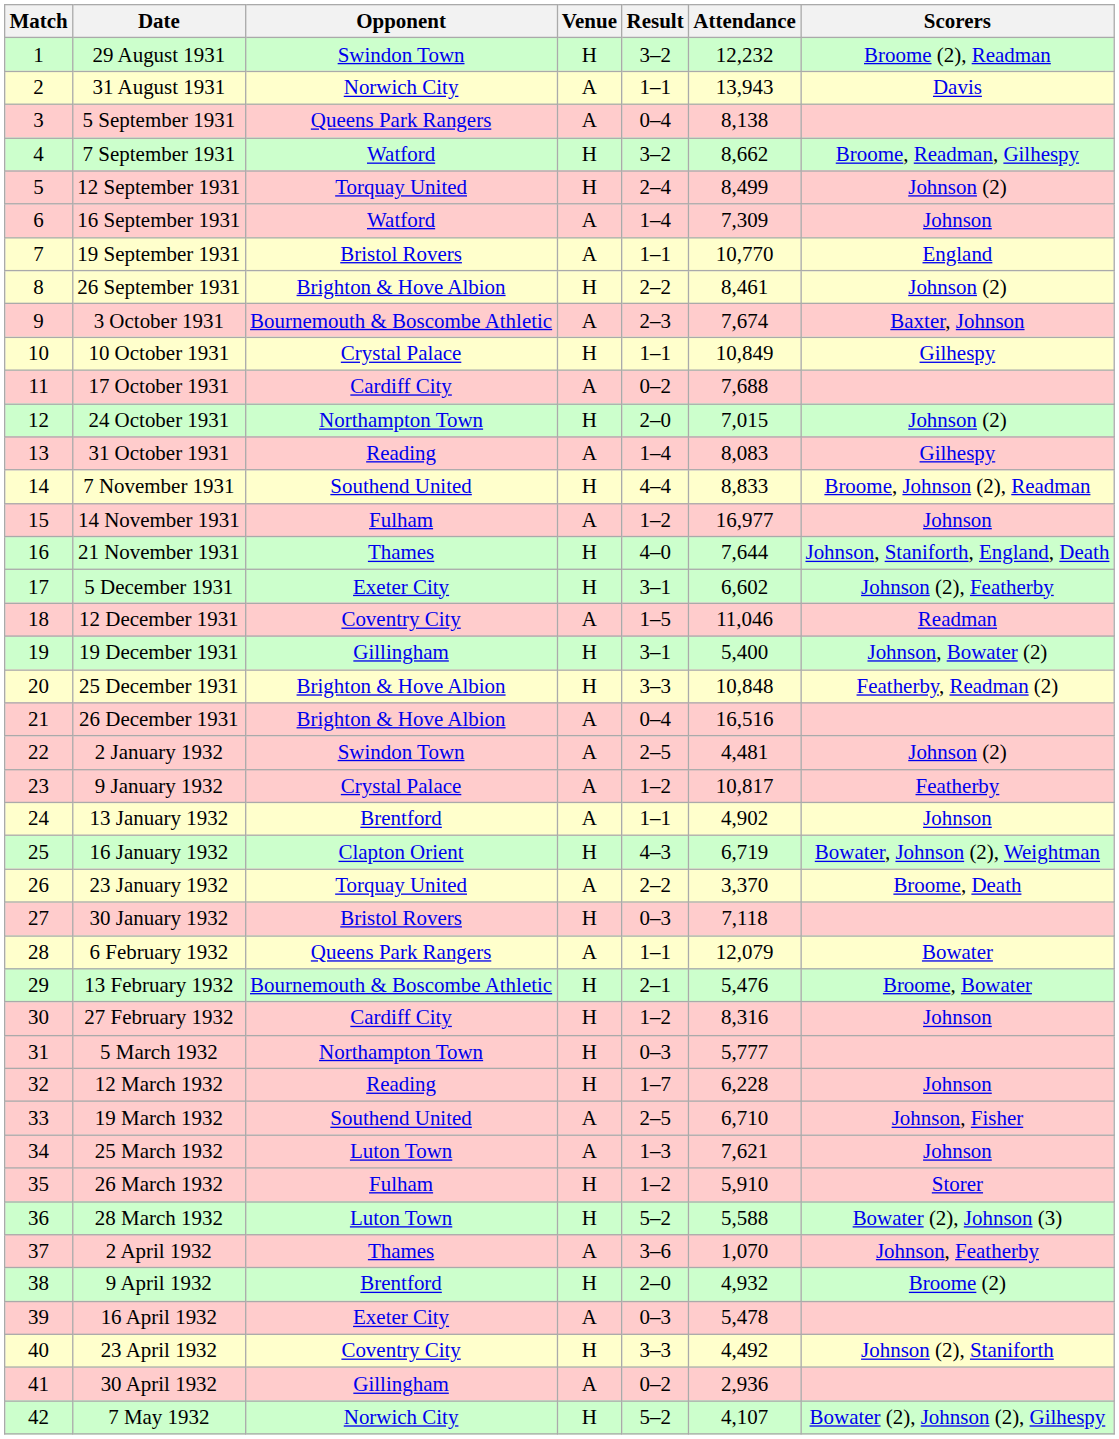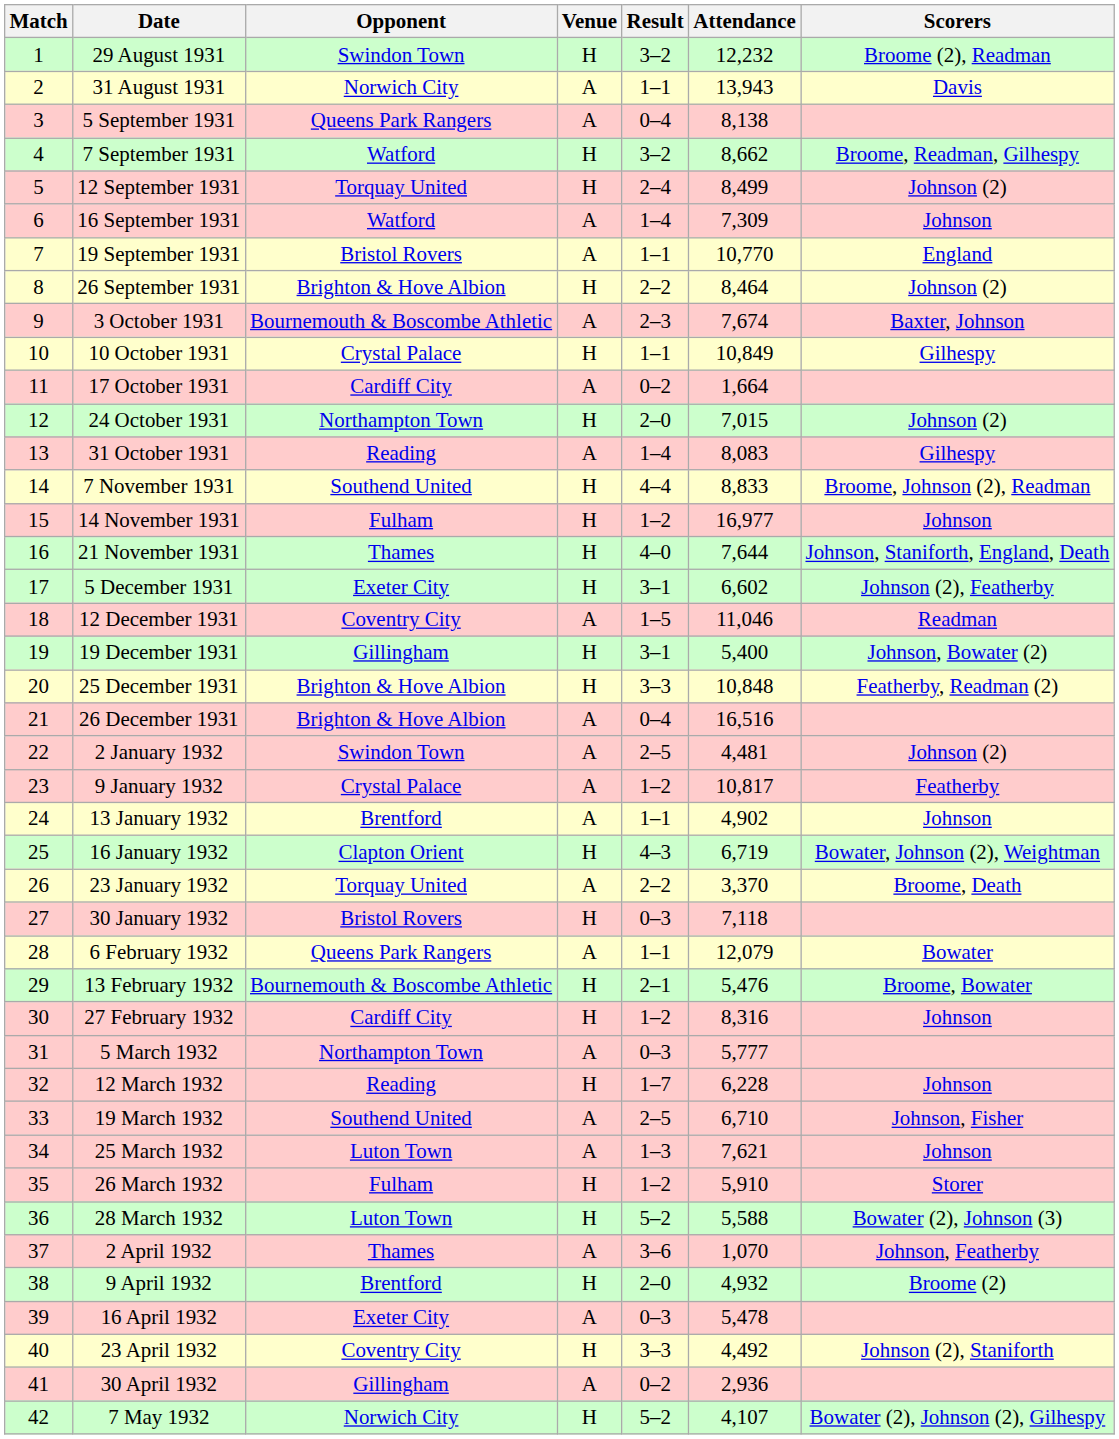(745, 287) 8,461 -> (745, 287) 8,464
(745, 386) 7,688 -> (745, 386) 1,664
(589, 519) A -> (589, 519) H
(589, 1051) H -> (589, 1051) A
